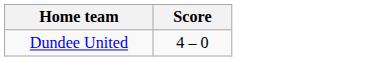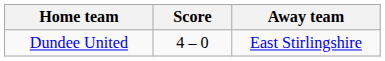+ column: (306, 17)
